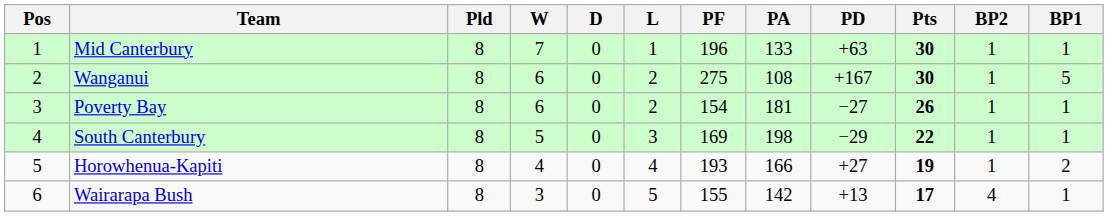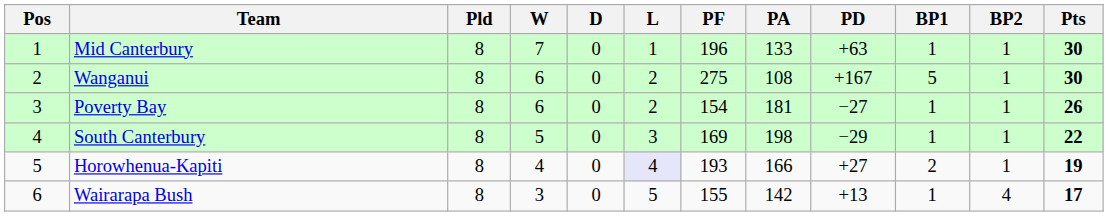columns swapped: (1066, 19) <-> (925, 19)
(653, 166) no background -> (653, 166) lavender background
